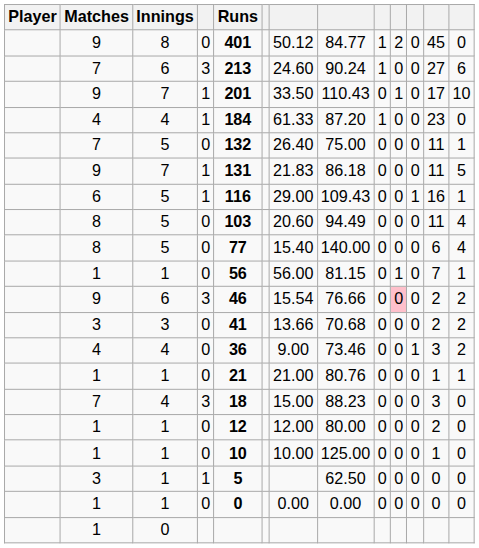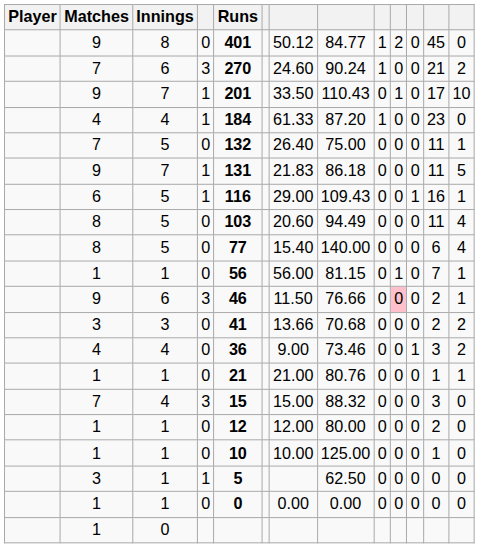(238, 68) 213 -> (238, 68) 270
(436, 68) 27 -> (436, 68) 21
(461, 68) 6 -> (461, 68) 2
(293, 299) 15.54 -> (293, 299) 11.50
(461, 299) 2 -> (461, 299) 1
(238, 401) 18 -> (238, 401) 15
(346, 401) 88.23 -> (346, 401) 88.32
